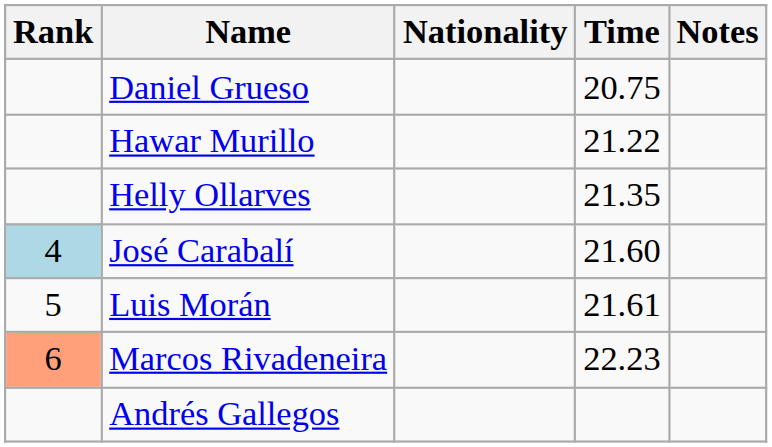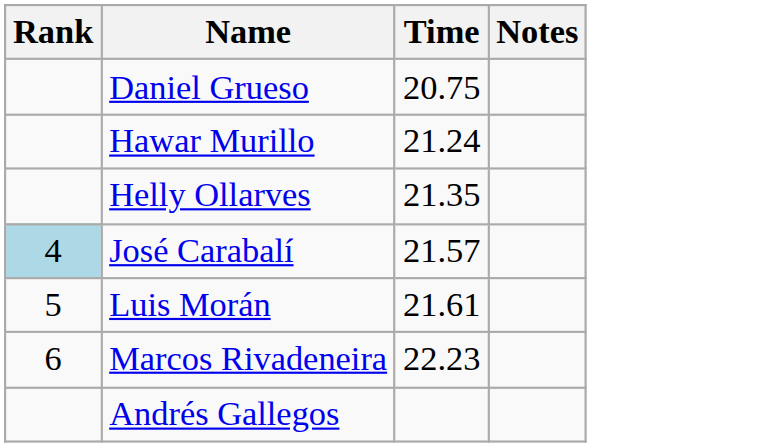- column: (485, 31)
(622, 140) 21.22 -> (442, 140) 21.24
(622, 250) 21.60 -> (442, 250) 21.57
(53, 359) lightsalmon background -> (53, 359) no background
